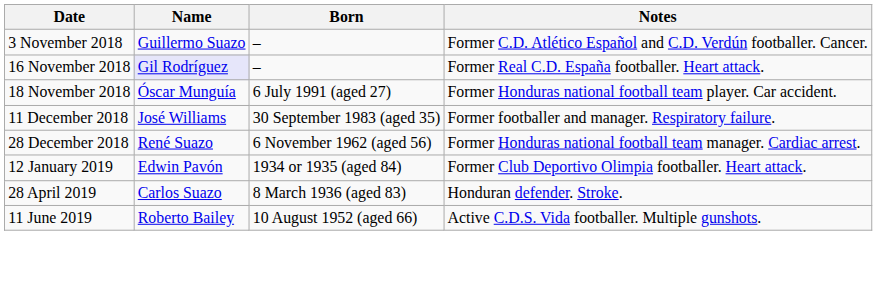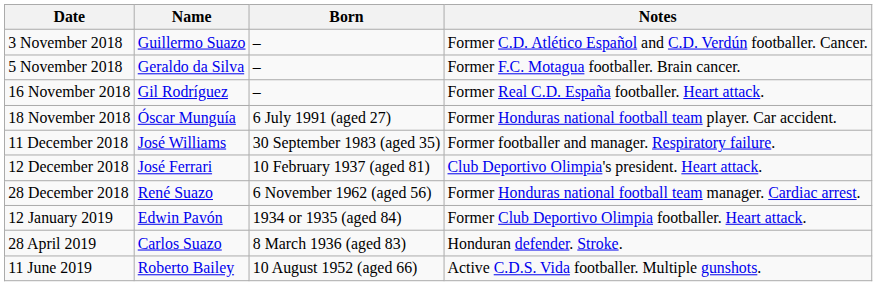+ row: (65, 67)
(183, 67) lavender background -> (183, 92) no background
+ row: (68, 167)
